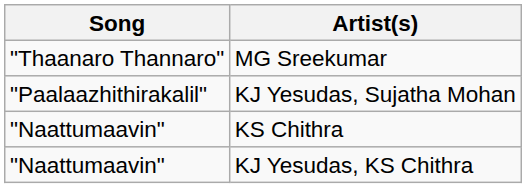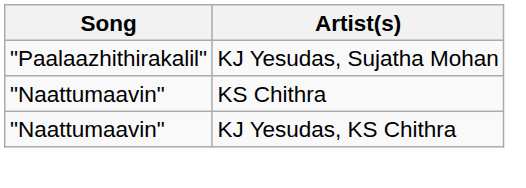- row: (311, 58)
